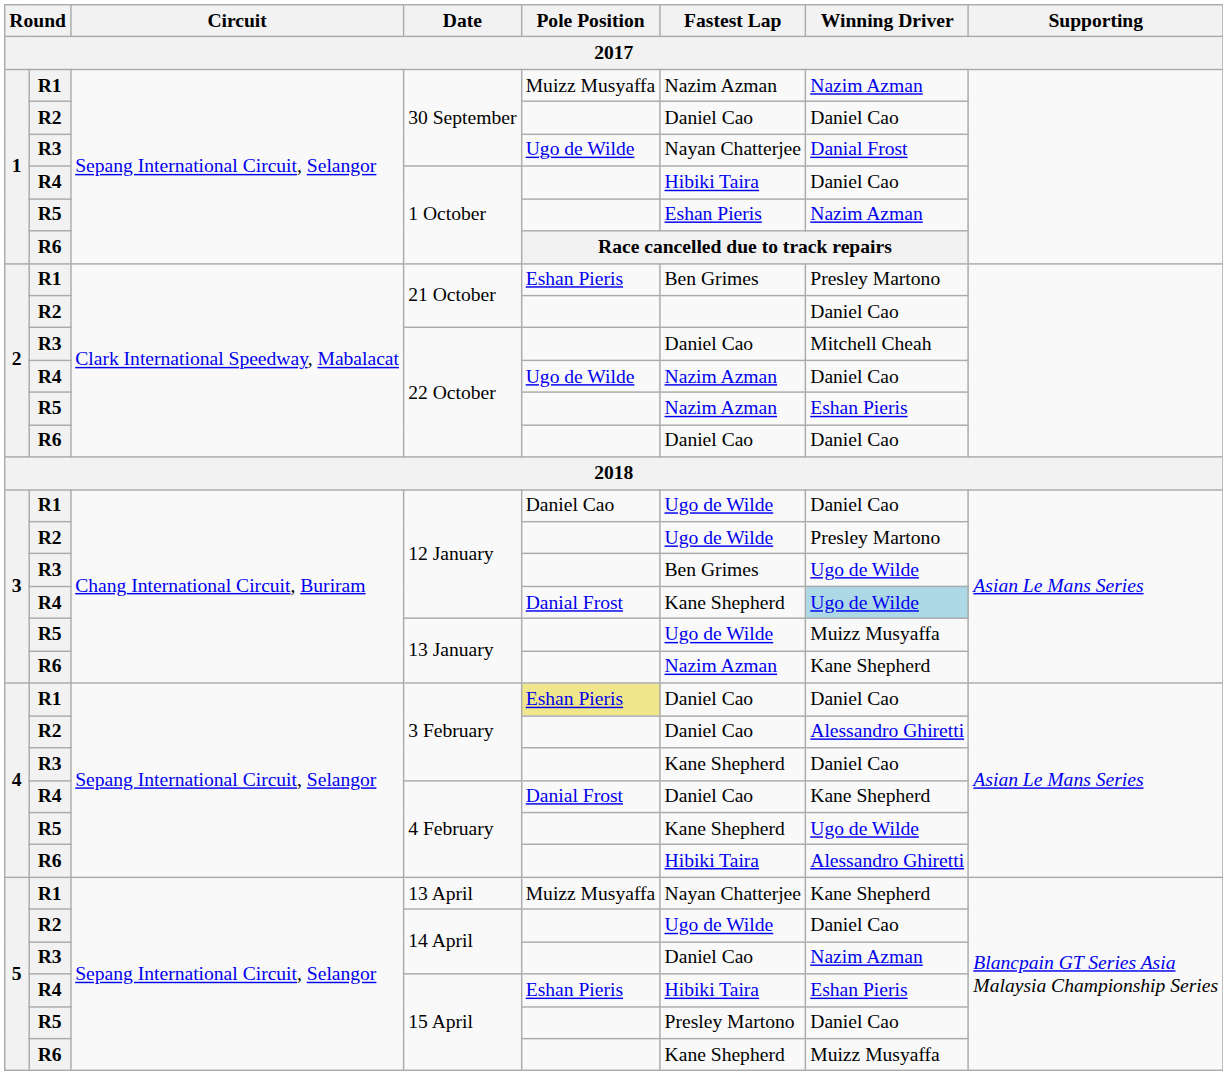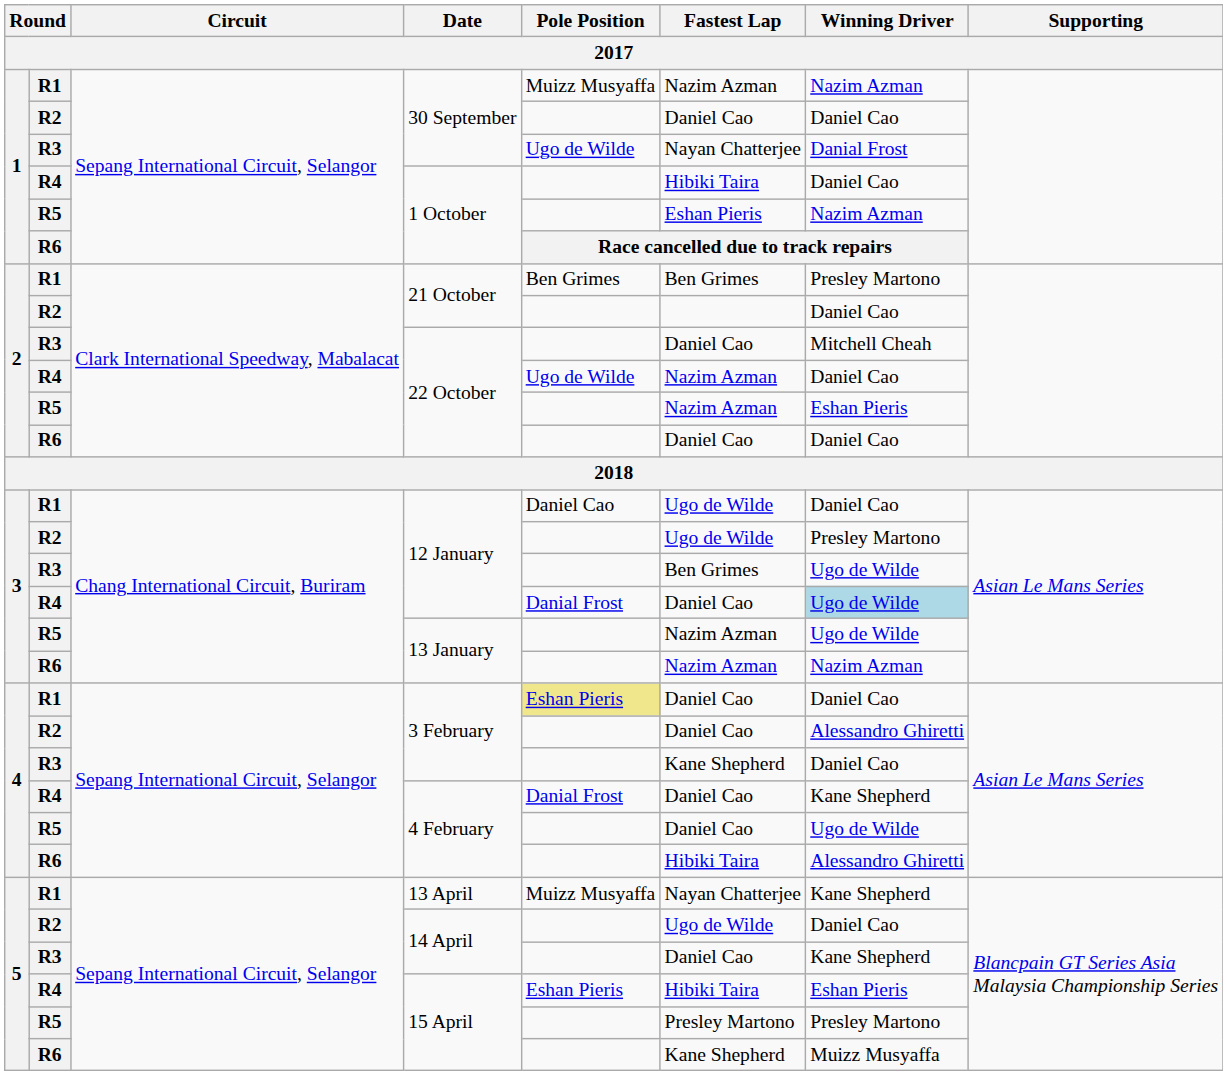(574, 278) Eshan Pieris -> (573, 278) Ben Grimes
(725, 601) Kane Shepherd -> (709, 601) Daniel Cao
(719, 634) Ugo de Wilde -> (721, 634) Nazim Azman
(875, 634) Muizz Musyaffa -> (865, 634) Ugo de Wilde
(870, 666) Kane Shepherd -> (867, 666) Nazim Azman
(725, 827) Kane Shepherd -> (709, 827) Daniel Cao
(867, 957) Nazim Azman -> (870, 957) Kane Shepherd
(855, 1021) Daniel Cao -> (875, 1021) Presley Martono
